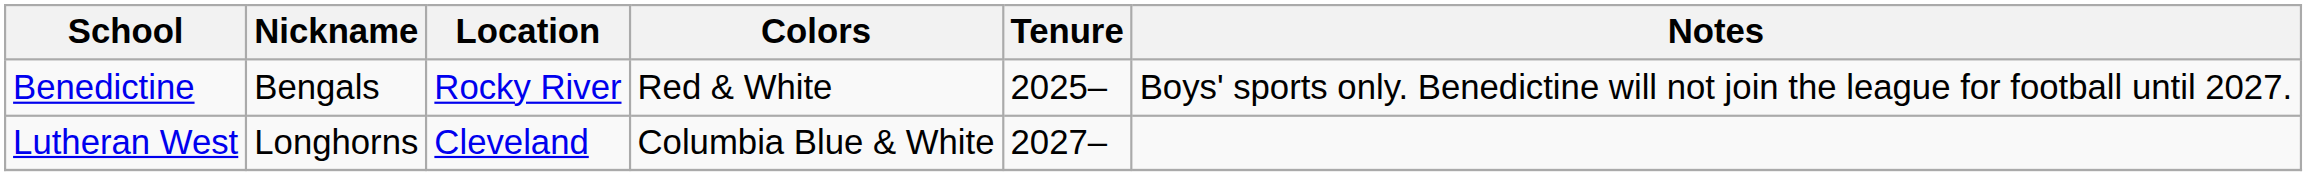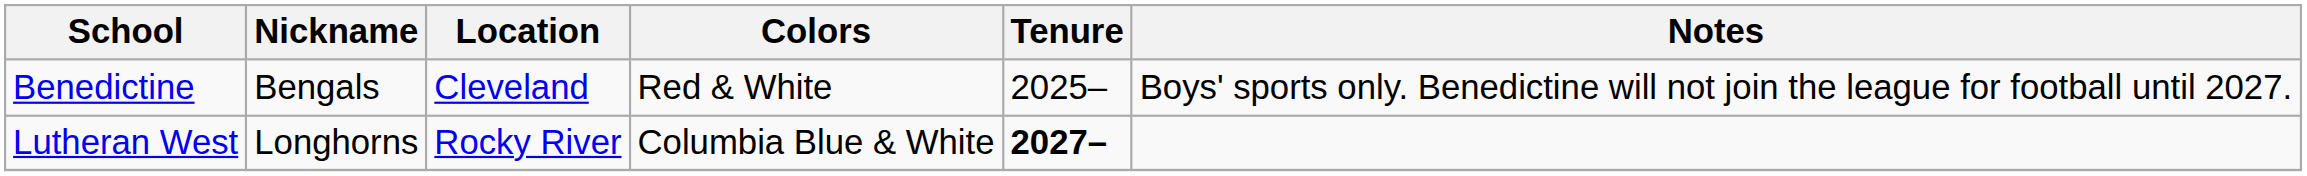(528, 87) Rocky River -> (512, 87) Cleveland
(512, 142) Cleveland -> (528, 142) Rocky River
(1059, 142) normal -> (1059, 142) bold
